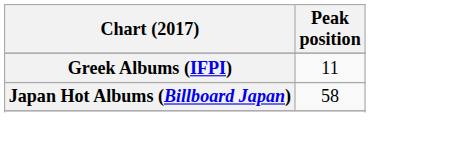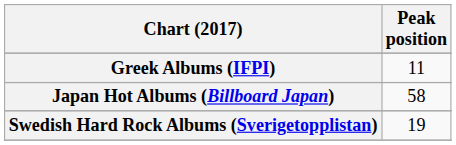+ row: (193, 125)
